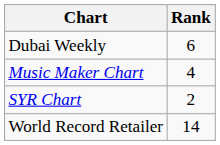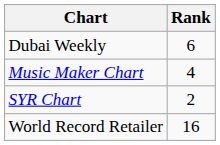(191, 126) 14 -> (191, 126) 16
